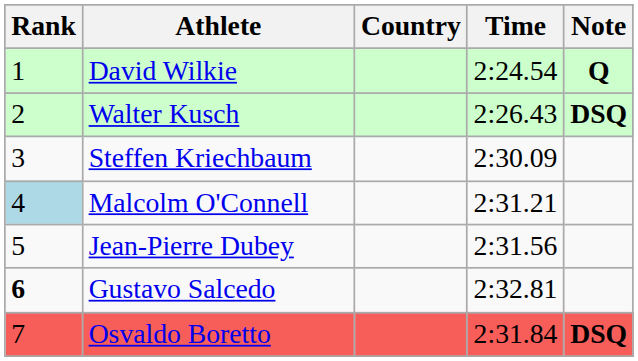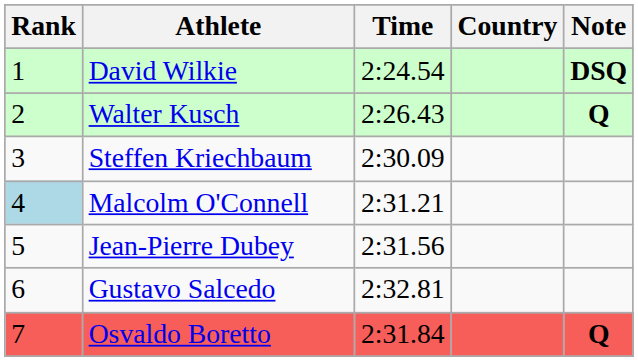columns swapped: (411, 26) <-> (516, 26)
(599, 70) Q -> (599, 70) DSQ
(599, 114) DSQ -> (599, 114) Q
(18, 289) bold -> (18, 289) normal
(599, 333) DSQ -> (599, 333) Q
